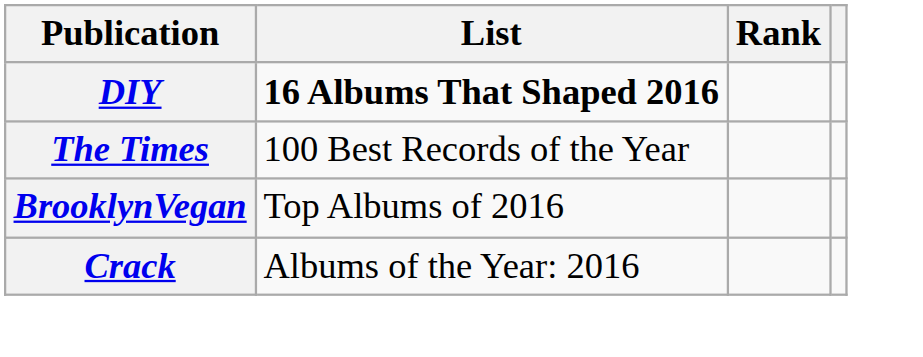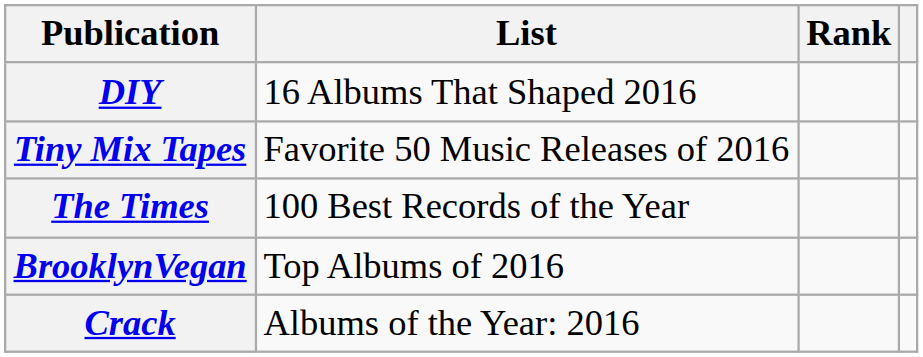(491, 91) bold -> (480, 91) normal
+ row: (130, 149)
